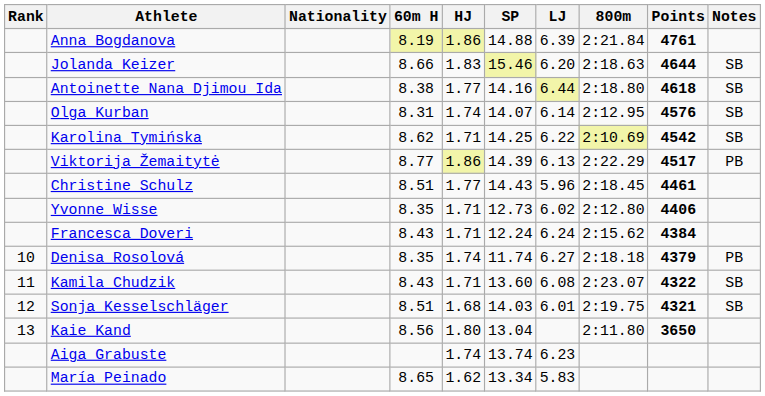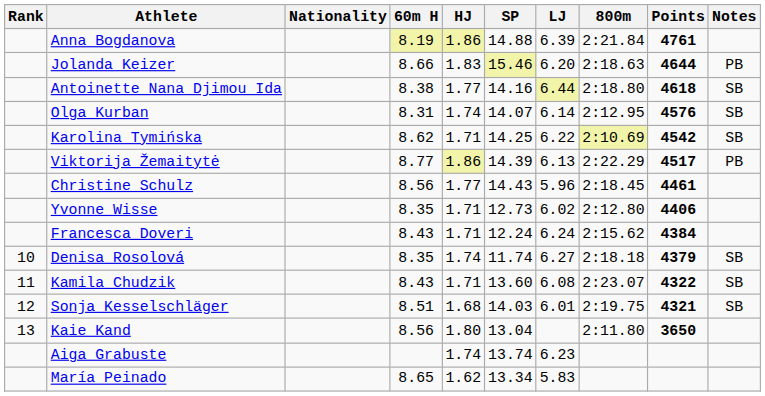(734, 65) SB -> (734, 65) PB
(416, 186) 8.51 -> (416, 186) 8.56
(734, 258) PB -> (734, 258) SB
